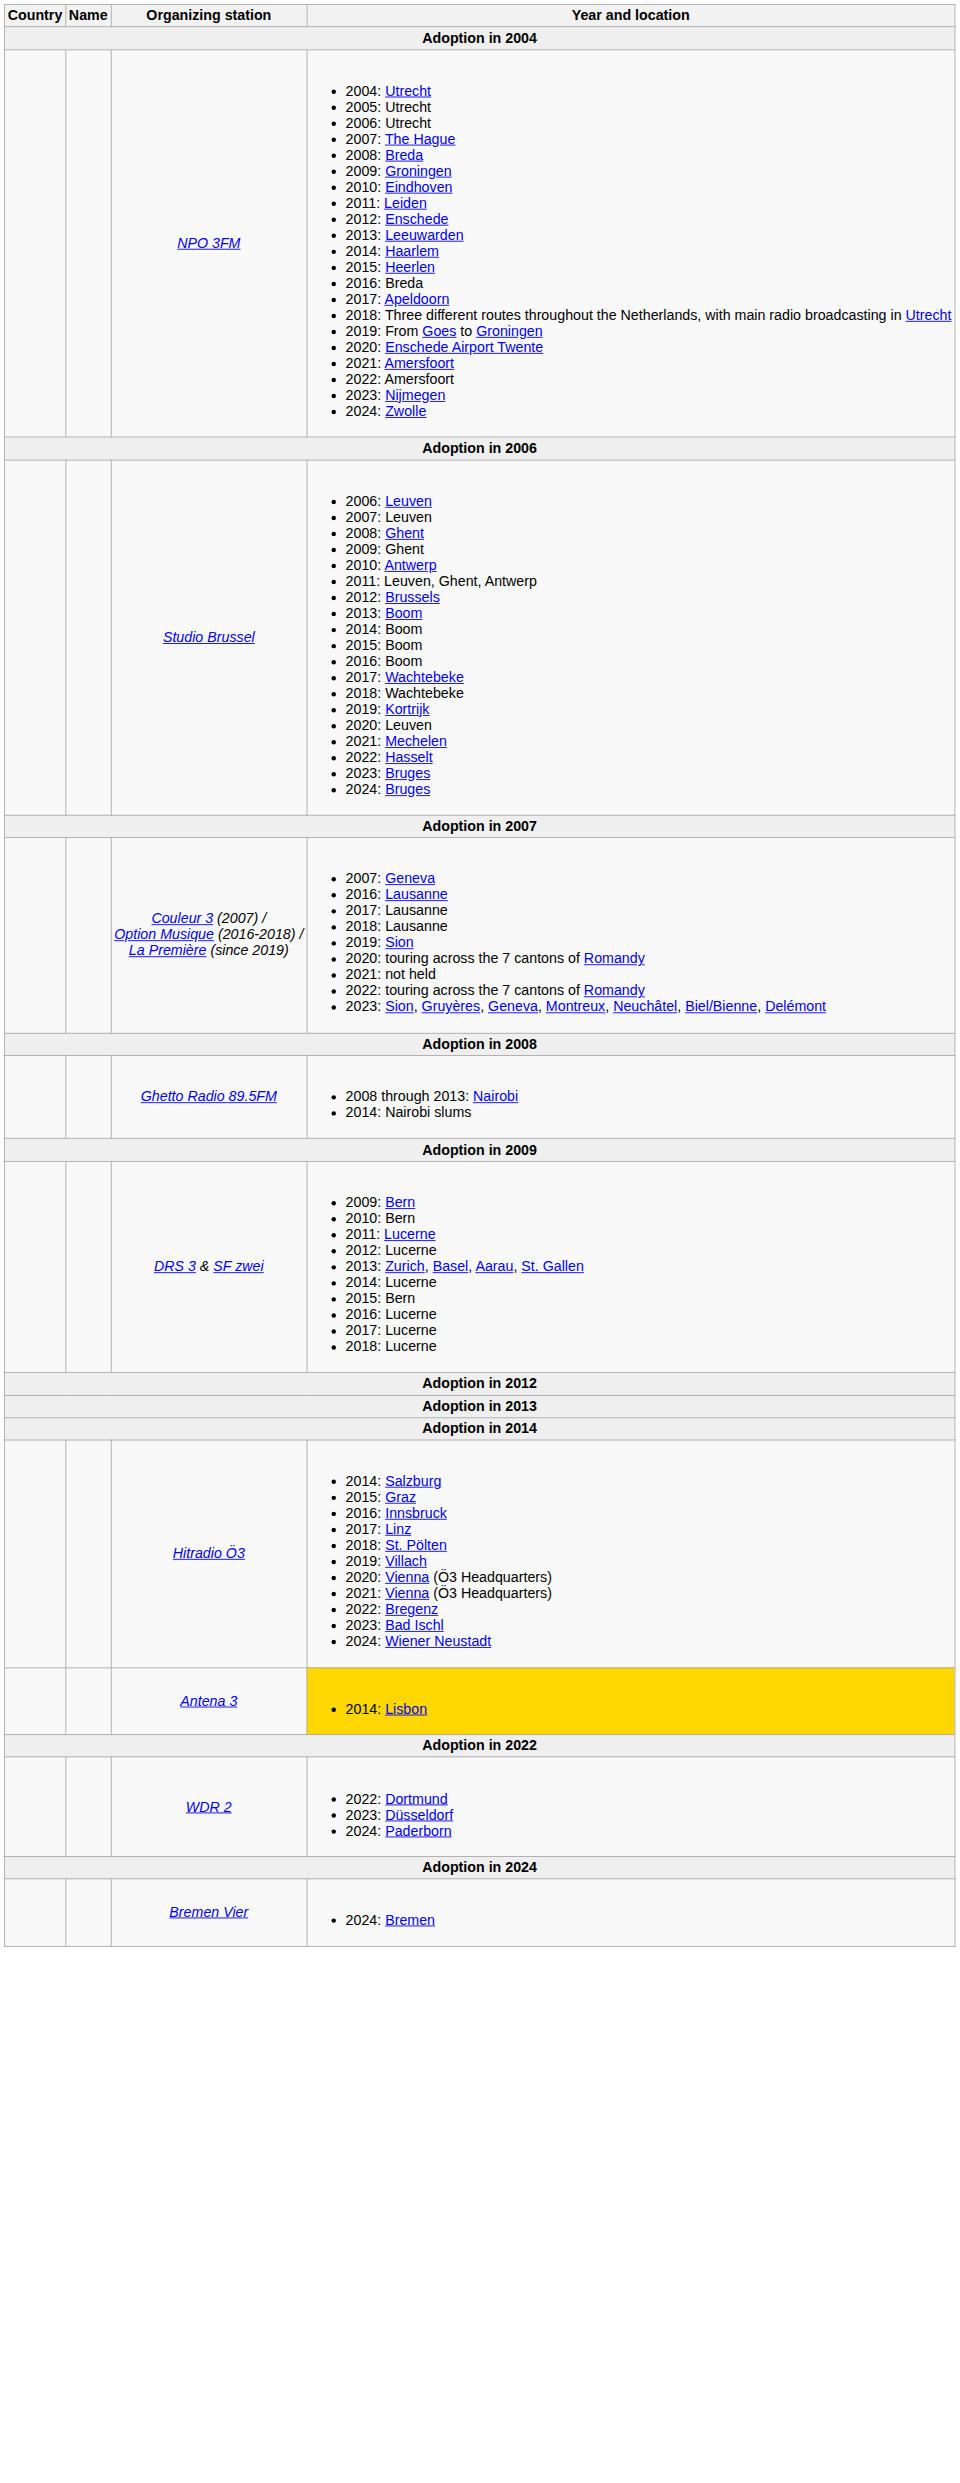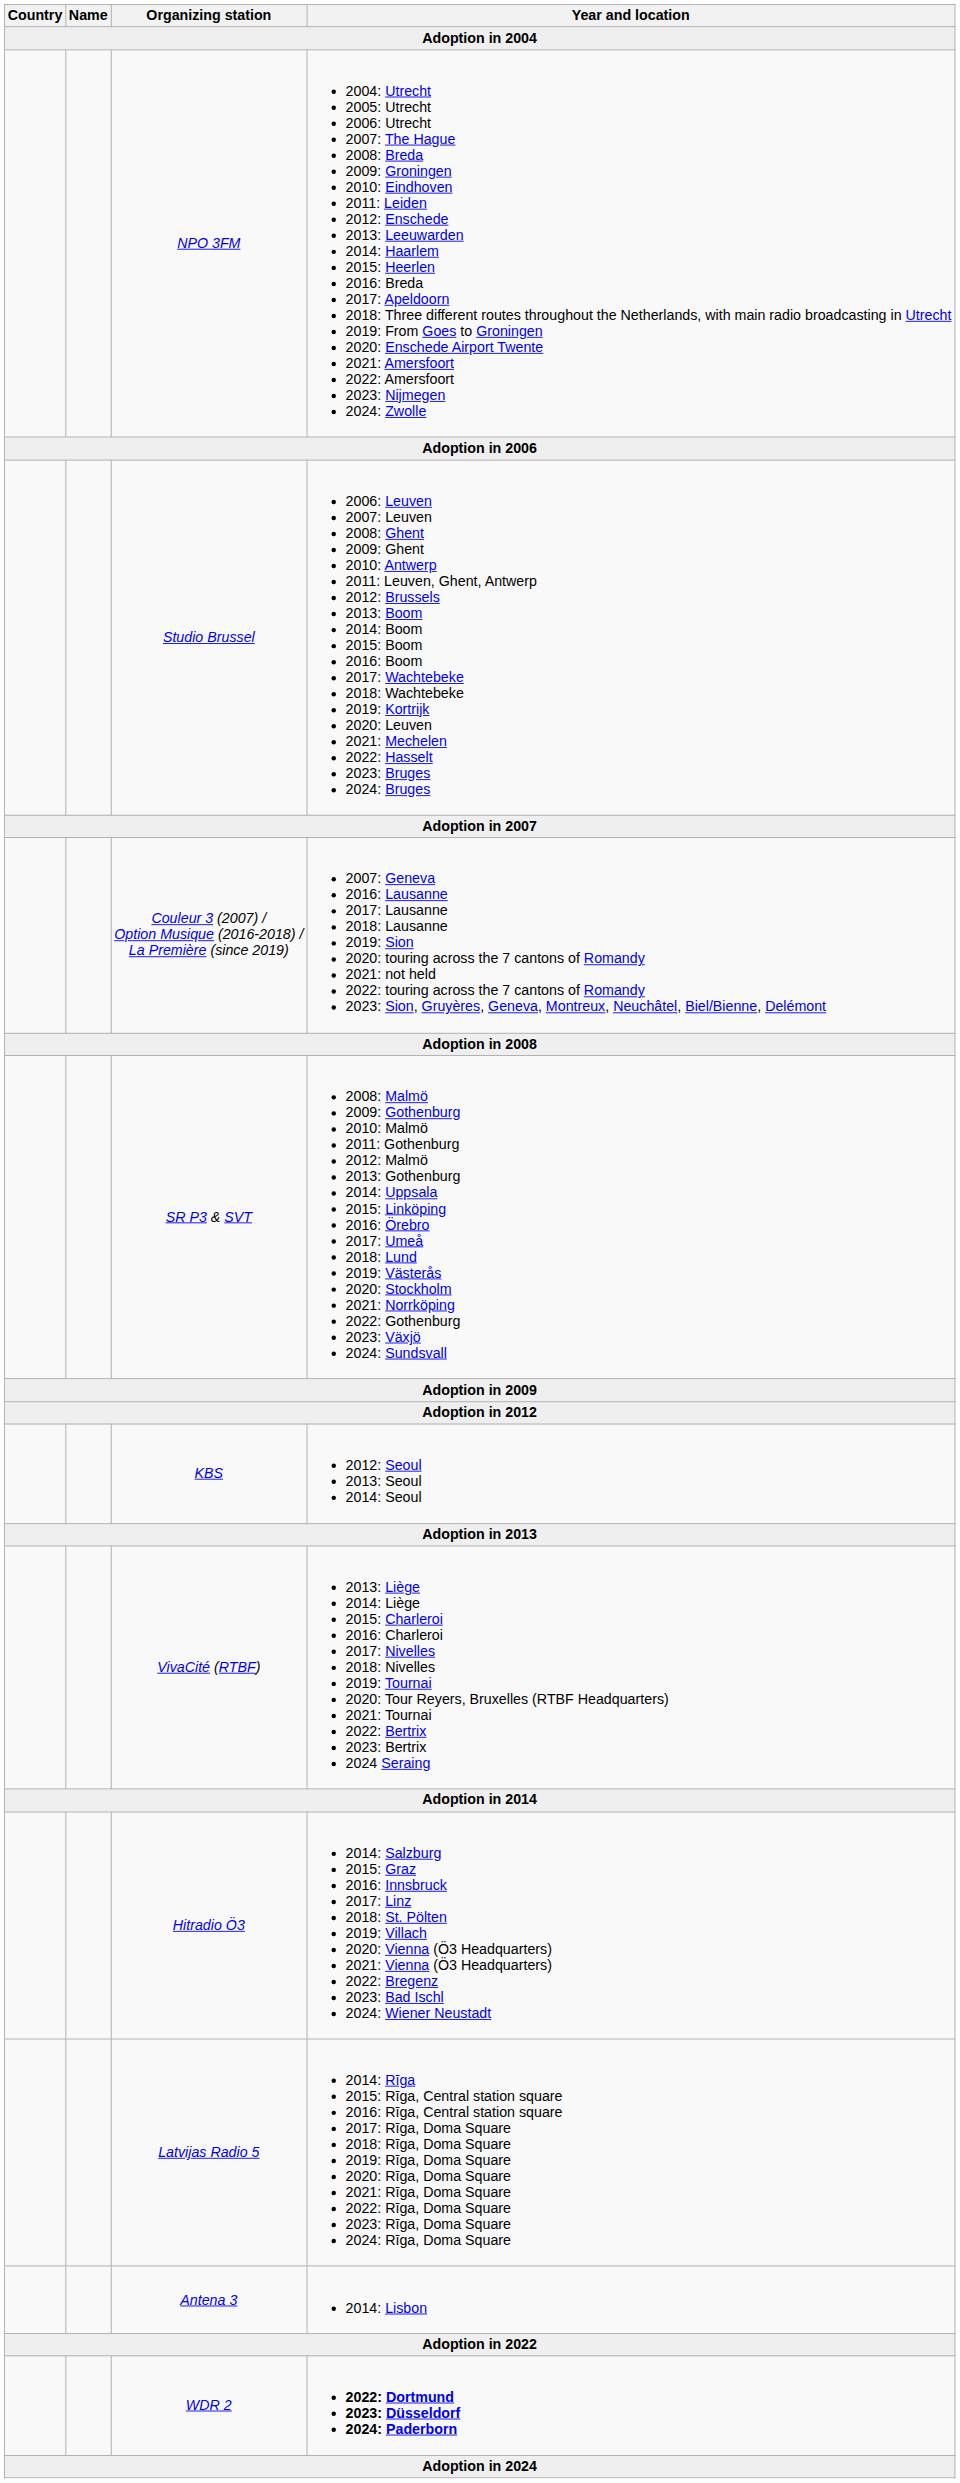- row: (209, 1097)
+ row: (209, 1217)
- row: (209, 1266)
+ row: (209, 1473)
+ row: (209, 1667)
+ row: (209, 2152)
(631, 1709) gold background -> (631, 2308) no background
(631, 1815) normal -> (631, 2414) bold
- row: (209, 1912)
